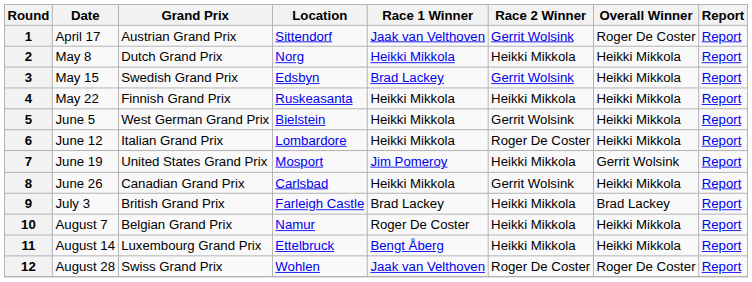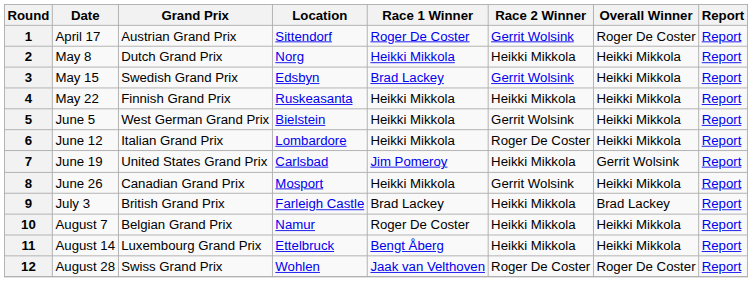(428, 36) Jaak van Velthoven -> (420, 36) Roger De Coster
(299, 162) Mosport -> (302, 162) Carlsbad
(302, 183) Carlsbad -> (299, 183) Mosport
